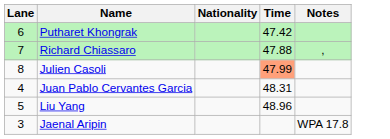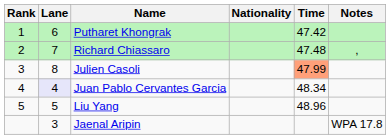+ column: (21, 13)
(277, 50) 47.88 -> (311, 50) 47.48
(21, 87) no background -> (55, 87) lavender background
(277, 87) 48.31 -> (311, 87) 48.34
